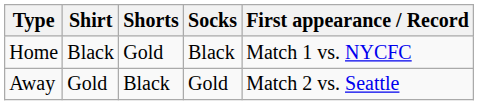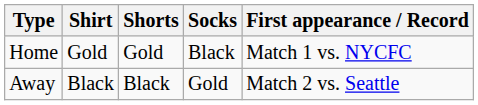(91, 52) Black -> (87, 52) Gold
(87, 83) Gold -> (91, 83) Black
